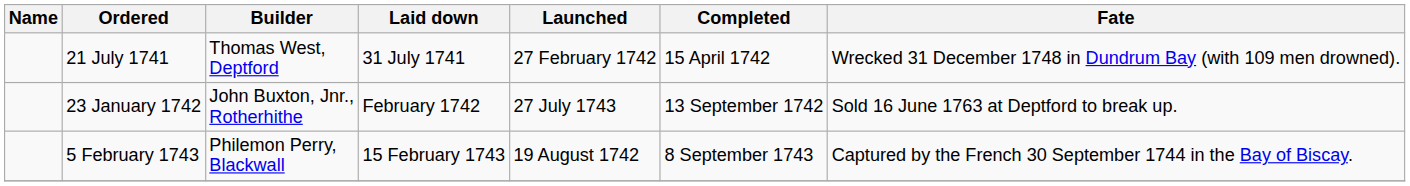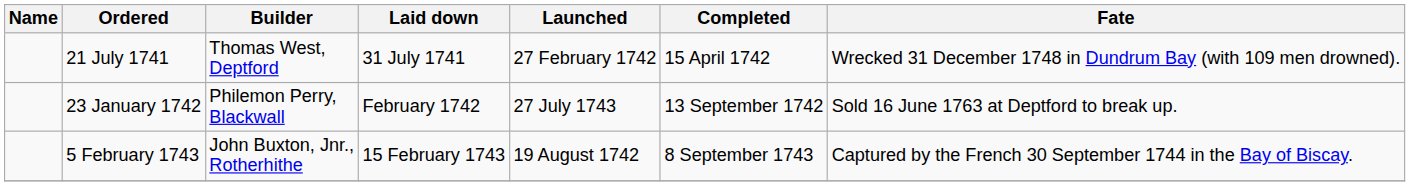(282, 106) John Buxton, Jnr., Rotherhithe -> (273, 106) Philemon Perry, Blackwall
(273, 155) Philemon Perry, Blackwall -> (282, 155) John Buxton, Jnr., Rotherhithe
